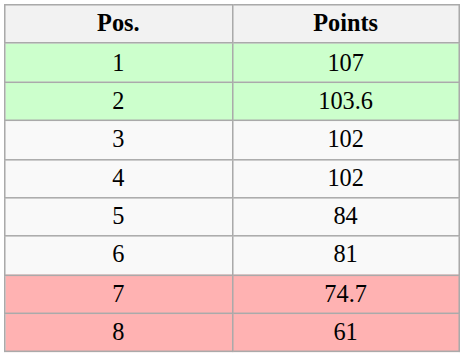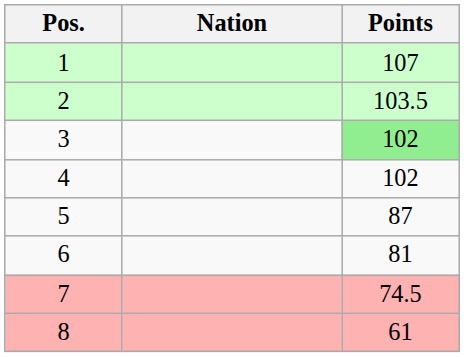+ column: (232, 23)
(346, 100) 103.6 -> (400, 100) 103.5
(346, 139) no background -> (400, 139) lightgreen background
(346, 216) 84 -> (400, 216) 87
(346, 293) 74.7 -> (400, 293) 74.5
